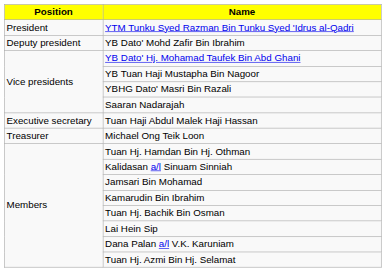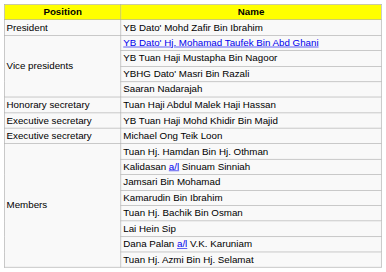- row: (229, 27)
(43, 43) Deputy president -> (27, 27) President
(49, 120) Executive secretary -> (48, 105) Honorary secretary
+ row: (201, 120)
(28, 136) Treasurer -> (49, 136) Executive secretary
